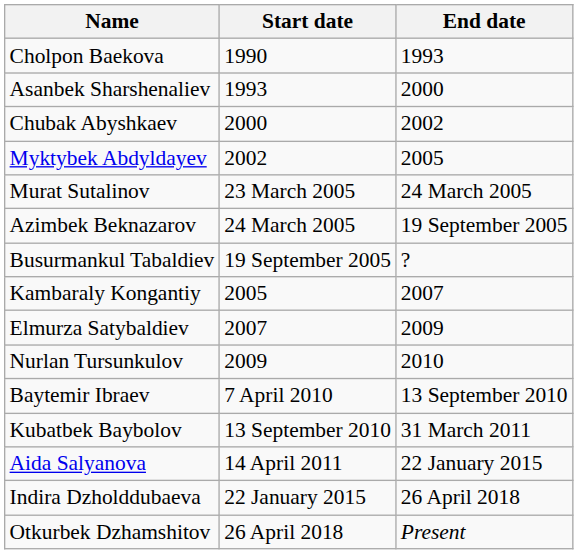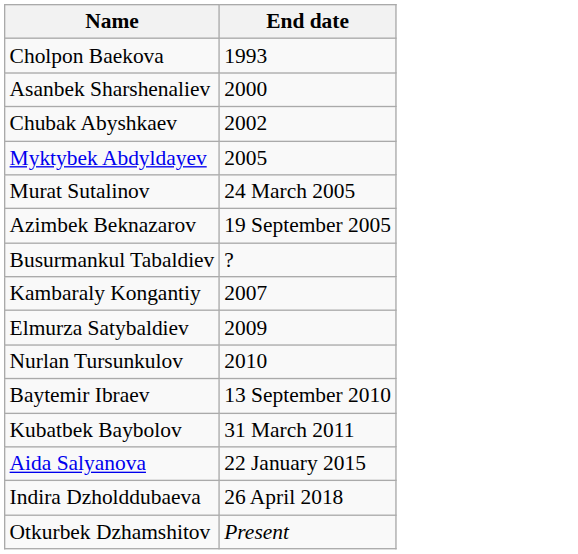- column: (308, 21)
